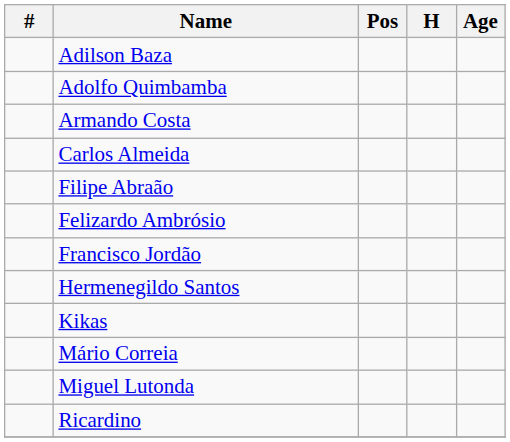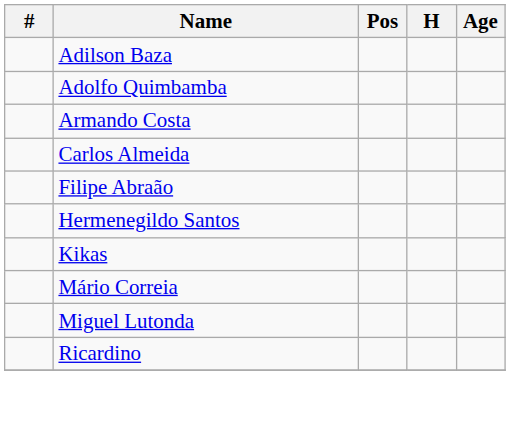- row: (142, 220)
- row: (130, 253)
